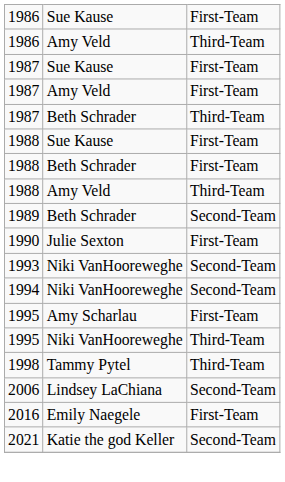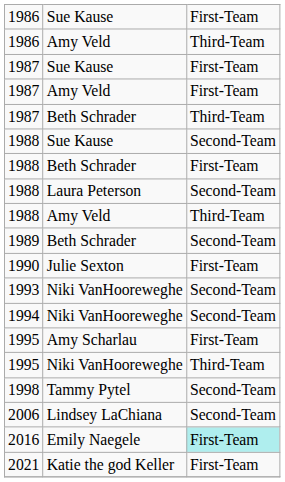(224, 141) First-Team -> (233, 141) Second-Team
+ row: (24, 191)
(227, 365) Third-Team -> (233, 389) Second-Team
(224, 414) no background -> (224, 439) paleturquoise background
(233, 439) Second-Team -> (224, 464) First-Team
